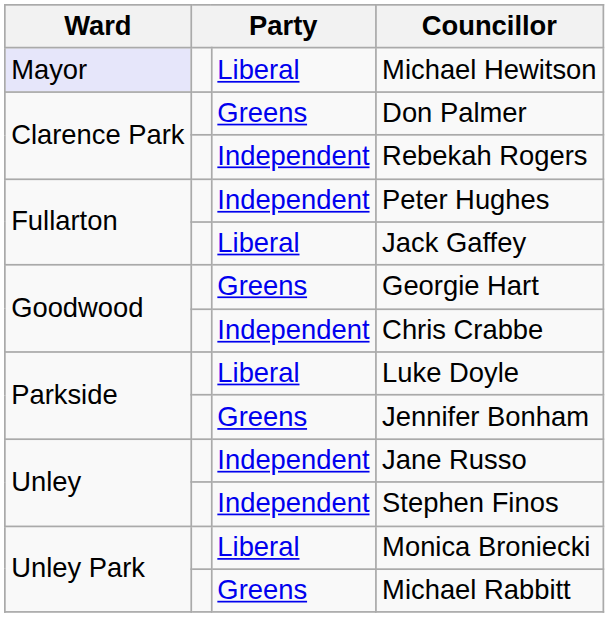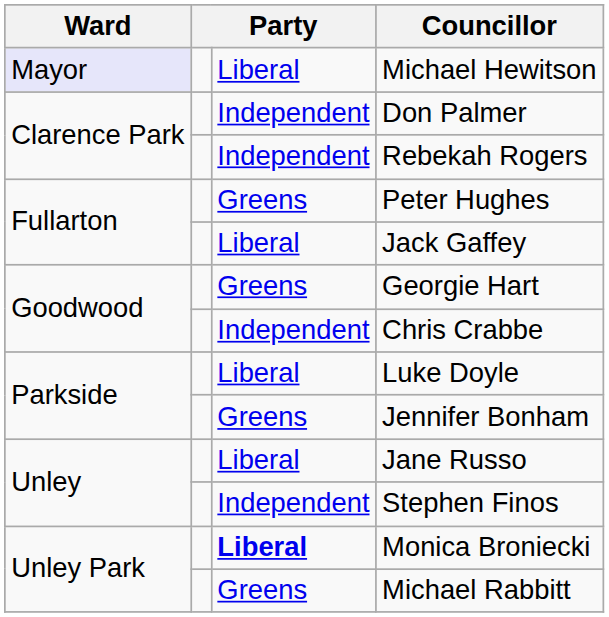(262, 112) Greens -> (293, 112) Independent
(293, 199) Independent -> (262, 199) Greens
(293, 460) Independent -> (258, 460) Liberal
(258, 546) normal -> (262, 546) bold
